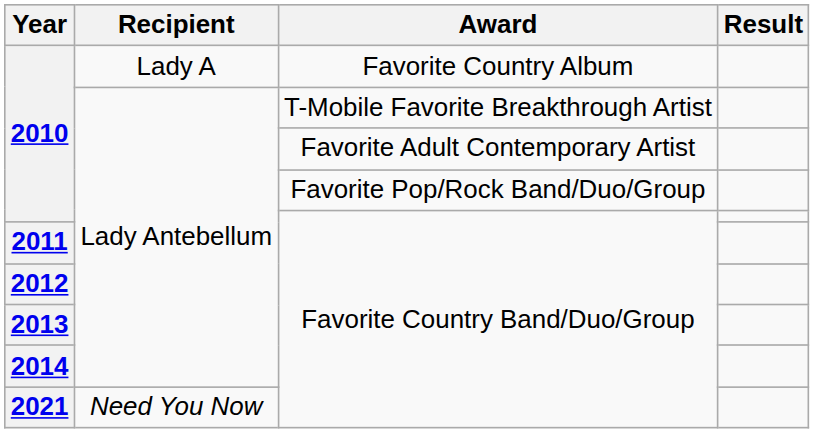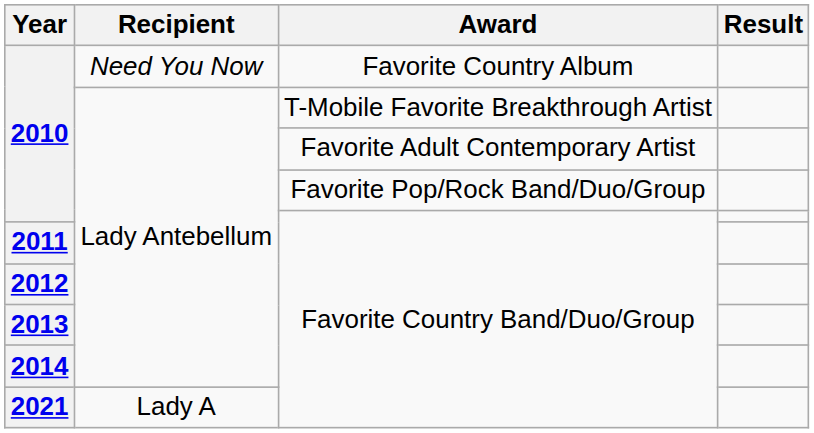(176, 66) Lady A -> (176, 66) Need You Now
(176, 406) Need You Now -> (176, 406) Lady A
